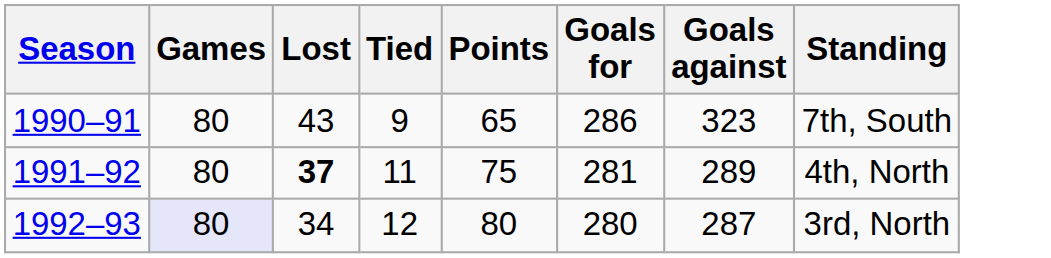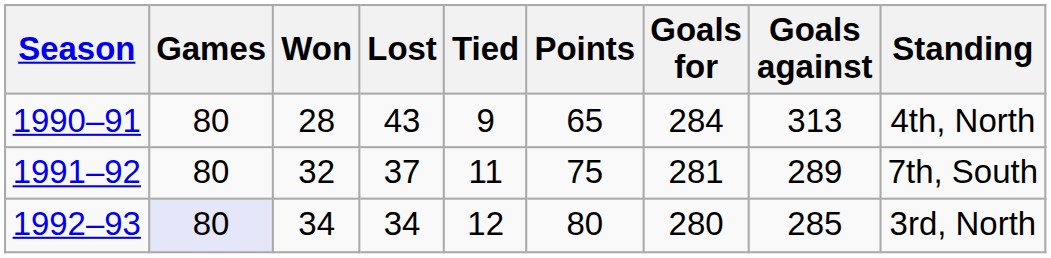+ column: (317, 49)
(610, 119) 286 -> (696, 119) 284
(729, 119) 323 -> (815, 119) 313
(877, 119) 7th, South -> (963, 119) 4th, North
(316, 172) bold -> (402, 172) normal
(877, 172) 4th, North -> (963, 172) 7th, South
(729, 224) 287 -> (815, 224) 285
